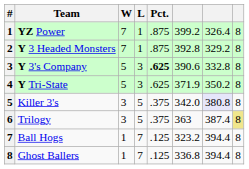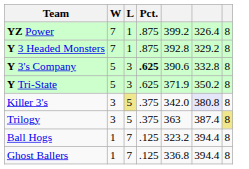- column: (10, 13)
(140, 102) no background -> (129, 102) khaki background
